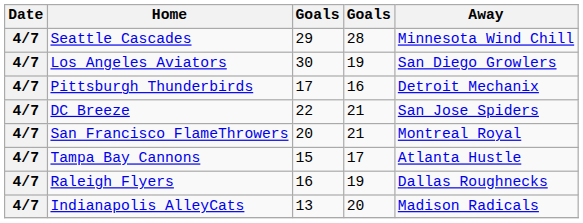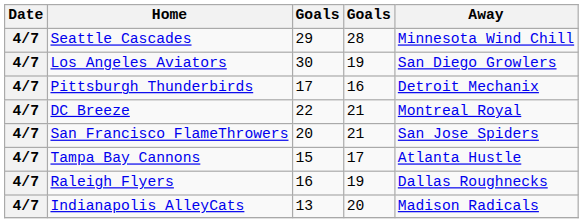(468, 112) San Jose Spiders -> (460, 112) Montreal Royal
(460, 135) Montreal Royal -> (468, 135) San Jose Spiders
